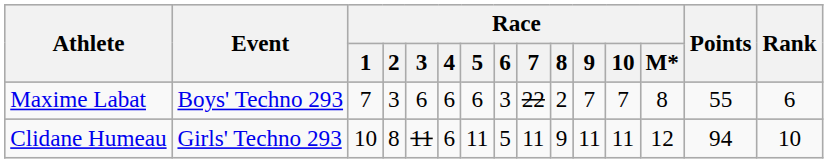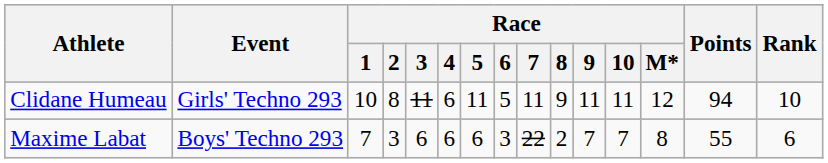rows swapped: (78, 100) <-> (88, 138)
